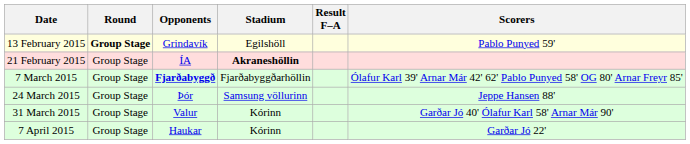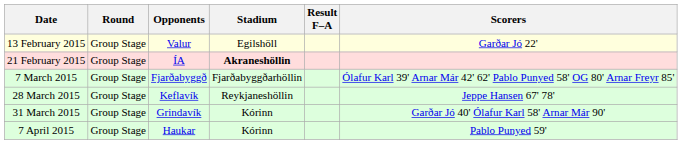(120, 43) bold -> (118, 43) normal
(185, 43) Grindavík -> (179, 43) Valur
(517, 43) Pablo Punyed 59' -> (508, 43) Garðar Jó 22'
(185, 78) bold -> (179, 78) normal
- row: (46, 95)
+ row: (46, 95)
(185, 113) Valur -> (179, 113) Grindavík
(517, 130) Garðar Jó 22' -> (508, 130) Pablo Punyed 59'
